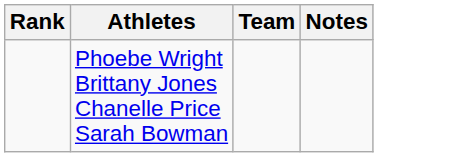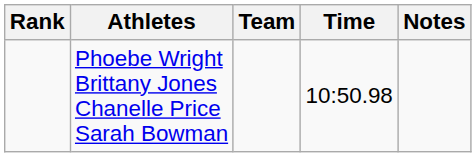+ column: (349, 22)
